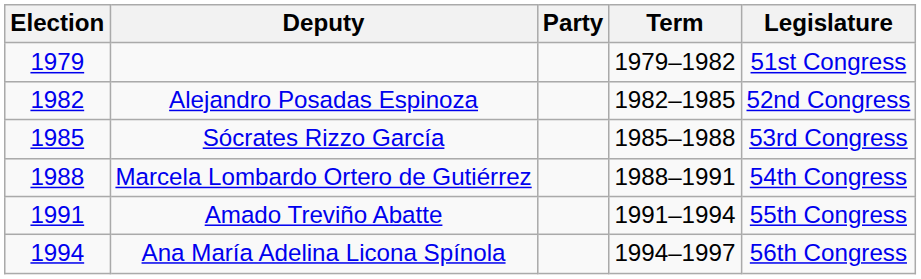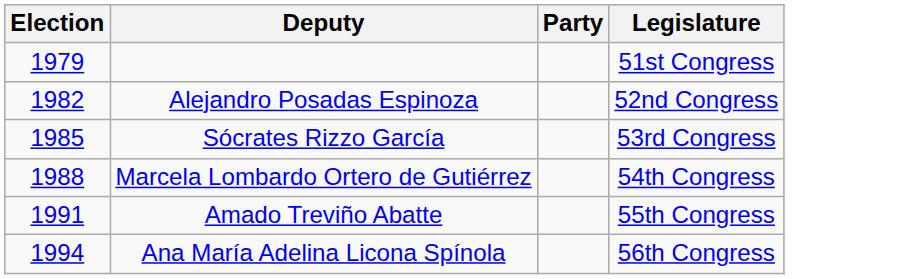- column: (675, 23)
